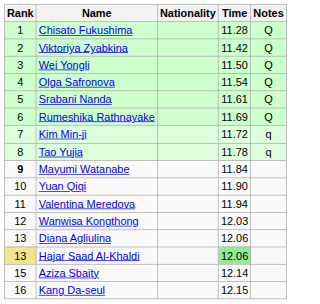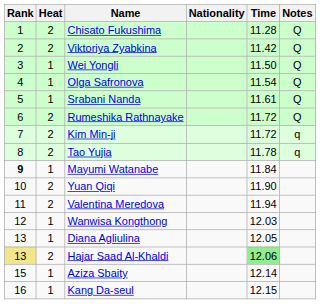+ column: (51, 13)
(235, 117) 11.69 -> (263, 117) 11.72
(235, 238) 12.06 -> (263, 238) 12.05
